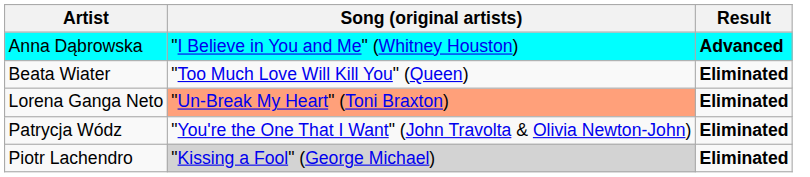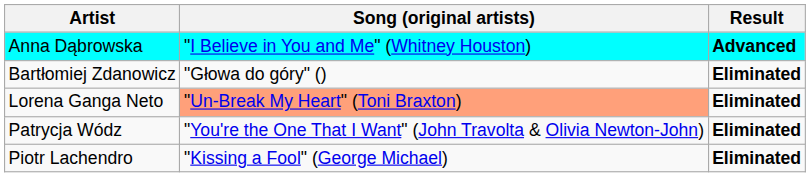+ row: (92, 74)
- row: (59, 74)
(303, 158) lightgrey background -> (316, 158) no background
